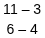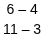rows swapped: (22, 29) <-> (22, 10)
